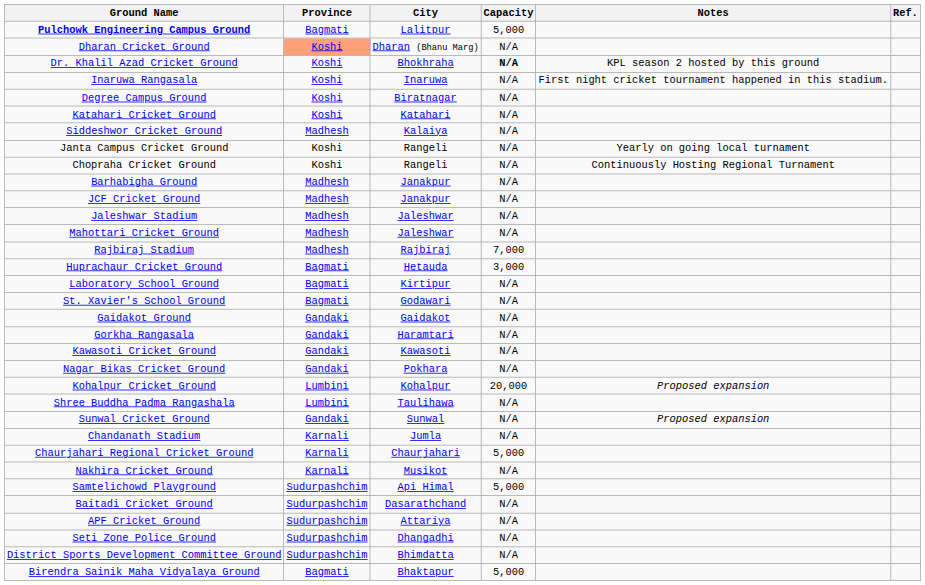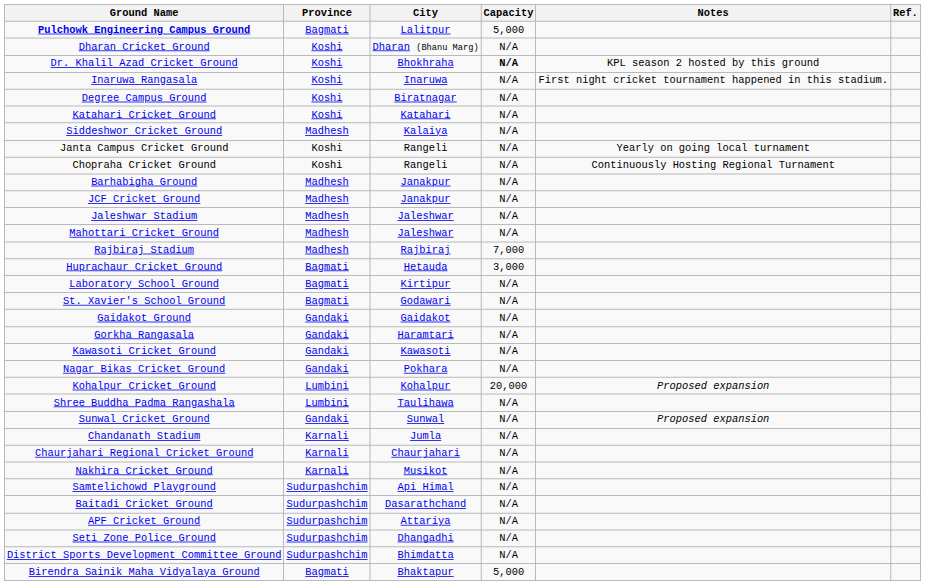(327, 47) lightsalmon background -> (327, 47) no background
(509, 454) 5,000 -> (509, 454) N/A
(509, 487) 5,000 -> (509, 487) N/A
